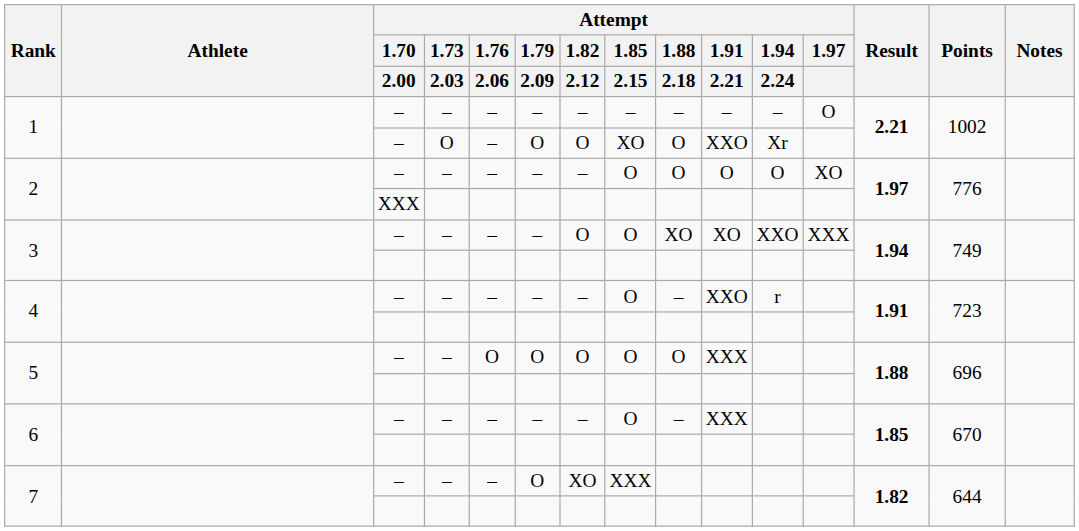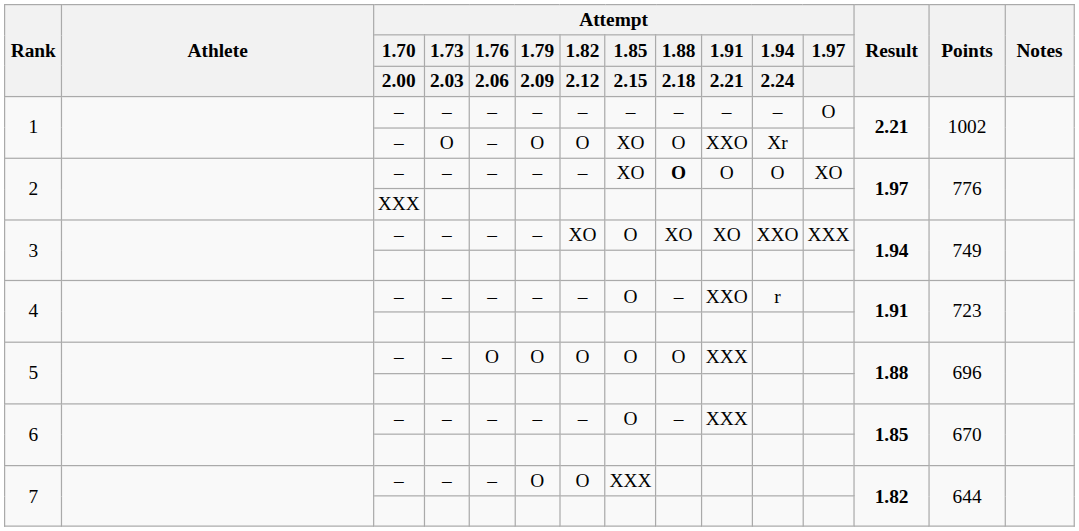(631, 173) O -> (631, 173) XO
(679, 173) normal -> (679, 173) bold
(583, 234) O -> (583, 234) XO
(583, 480) XO -> (583, 480) O
